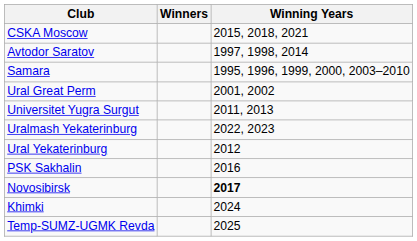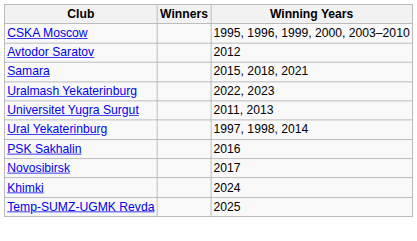(261, 33) 2015, 2018, 2021 -> (312, 33) 1995, 1996, 1999, 2000, 2003–2010
(261, 52) 1997, 1998, 2014 -> (227, 52) 2012
(312, 71) 1995, 1996, 1999, 2000, 2003–2010 -> (261, 71) 2015, 2018, 2021
- row: (51, 91)
rows swapped: (73, 110) <-> (72, 129)
(227, 149) 2012 -> (261, 129) 1997, 1998, 2014
(227, 187) bold -> (227, 168) normal
